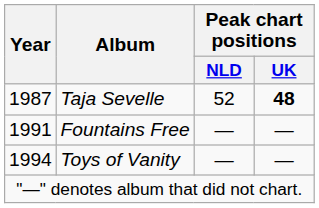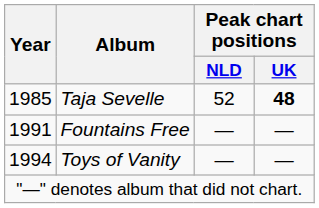(30, 99) 1987 -> (30, 99) 1985
